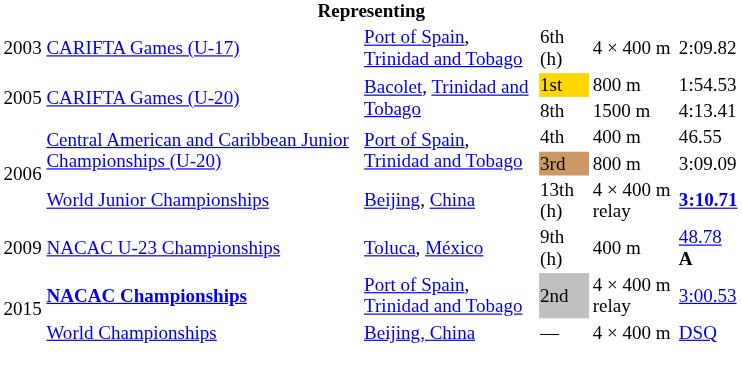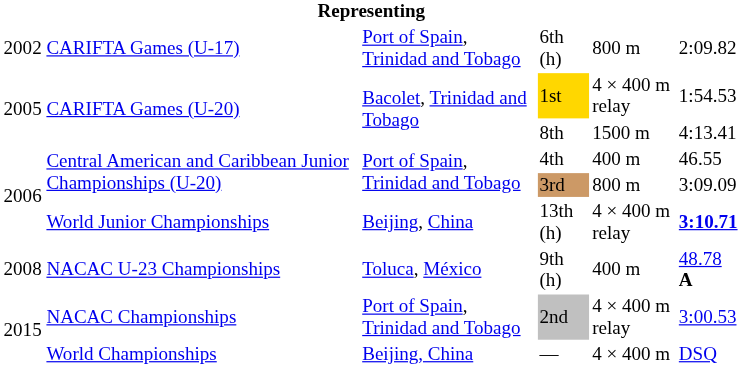(23, 48) 2003 -> (23, 48) 2002
(632, 48) 4 × 400 m -> (616, 48) 800 m
(617, 84) 800 m -> (631, 95) 4 × 400 m relay
(23, 247) 2009 -> (23, 269) 2008
(147, 295) bold -> (141, 317) normal
